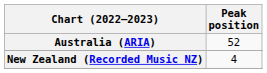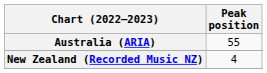(234, 42) 52 -> (234, 42) 55
